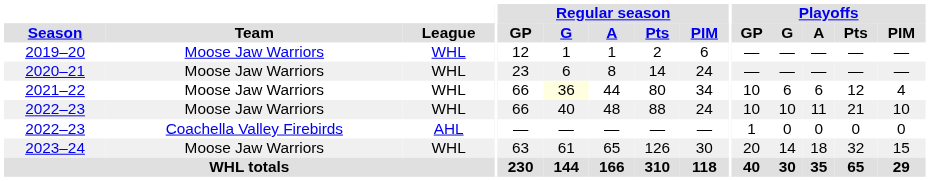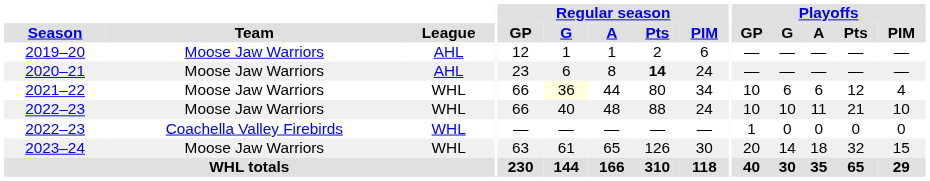(449, 52) WHL -> (449, 52) AHL
(449, 71) WHL -> (449, 71) AHL
(657, 71) normal -> (657, 71) bold
(449, 128) AHL -> (449, 128) WHL
